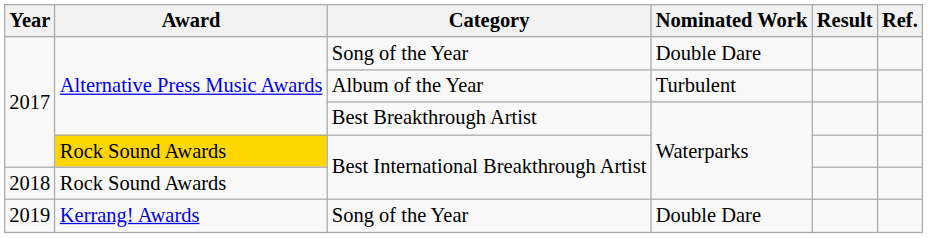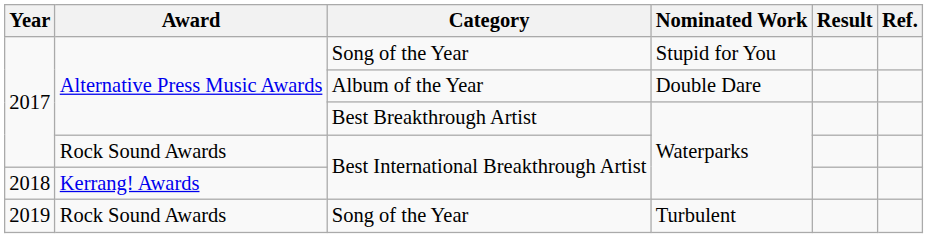(708, 53) Double Dare -> (716, 53) Stupid for You
(696, 85) Turbulent -> (708, 85) Double Dare
(143, 150) gold background -> (143, 150) no background
(143, 183) Rock Sound Awards -> (130, 183) Kerrang! Awards
(130, 215) Kerrang! Awards -> (143, 215) Rock Sound Awards
(708, 215) Double Dare -> (696, 215) Turbulent
